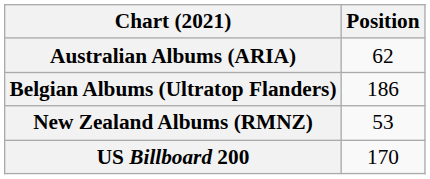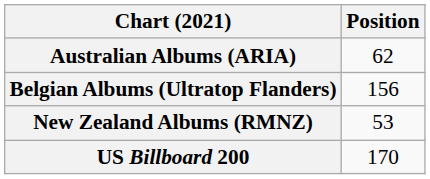(383, 88) 186 -> (383, 88) 156
